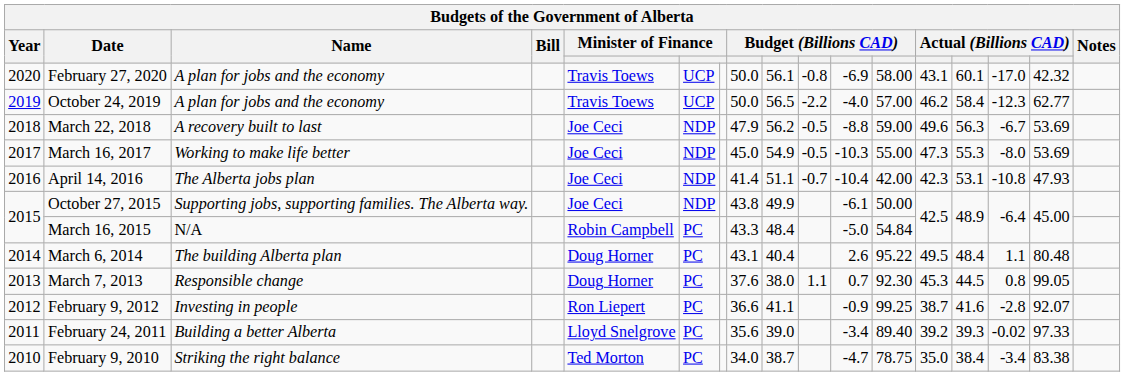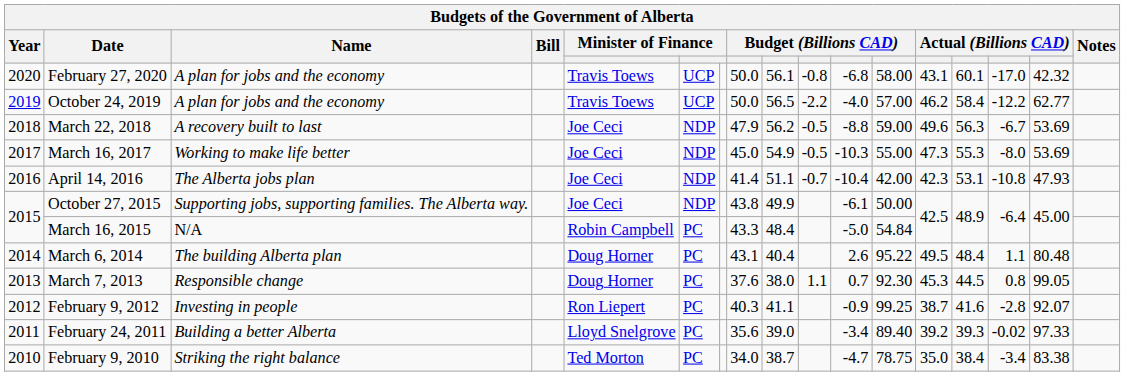(856, 76) -6.9 -> (856, 76) -6.8
(1009, 101) -12.3 -> (1009, 101) -12.2
(744, 306) 36.6 -> (744, 306) 40.3
